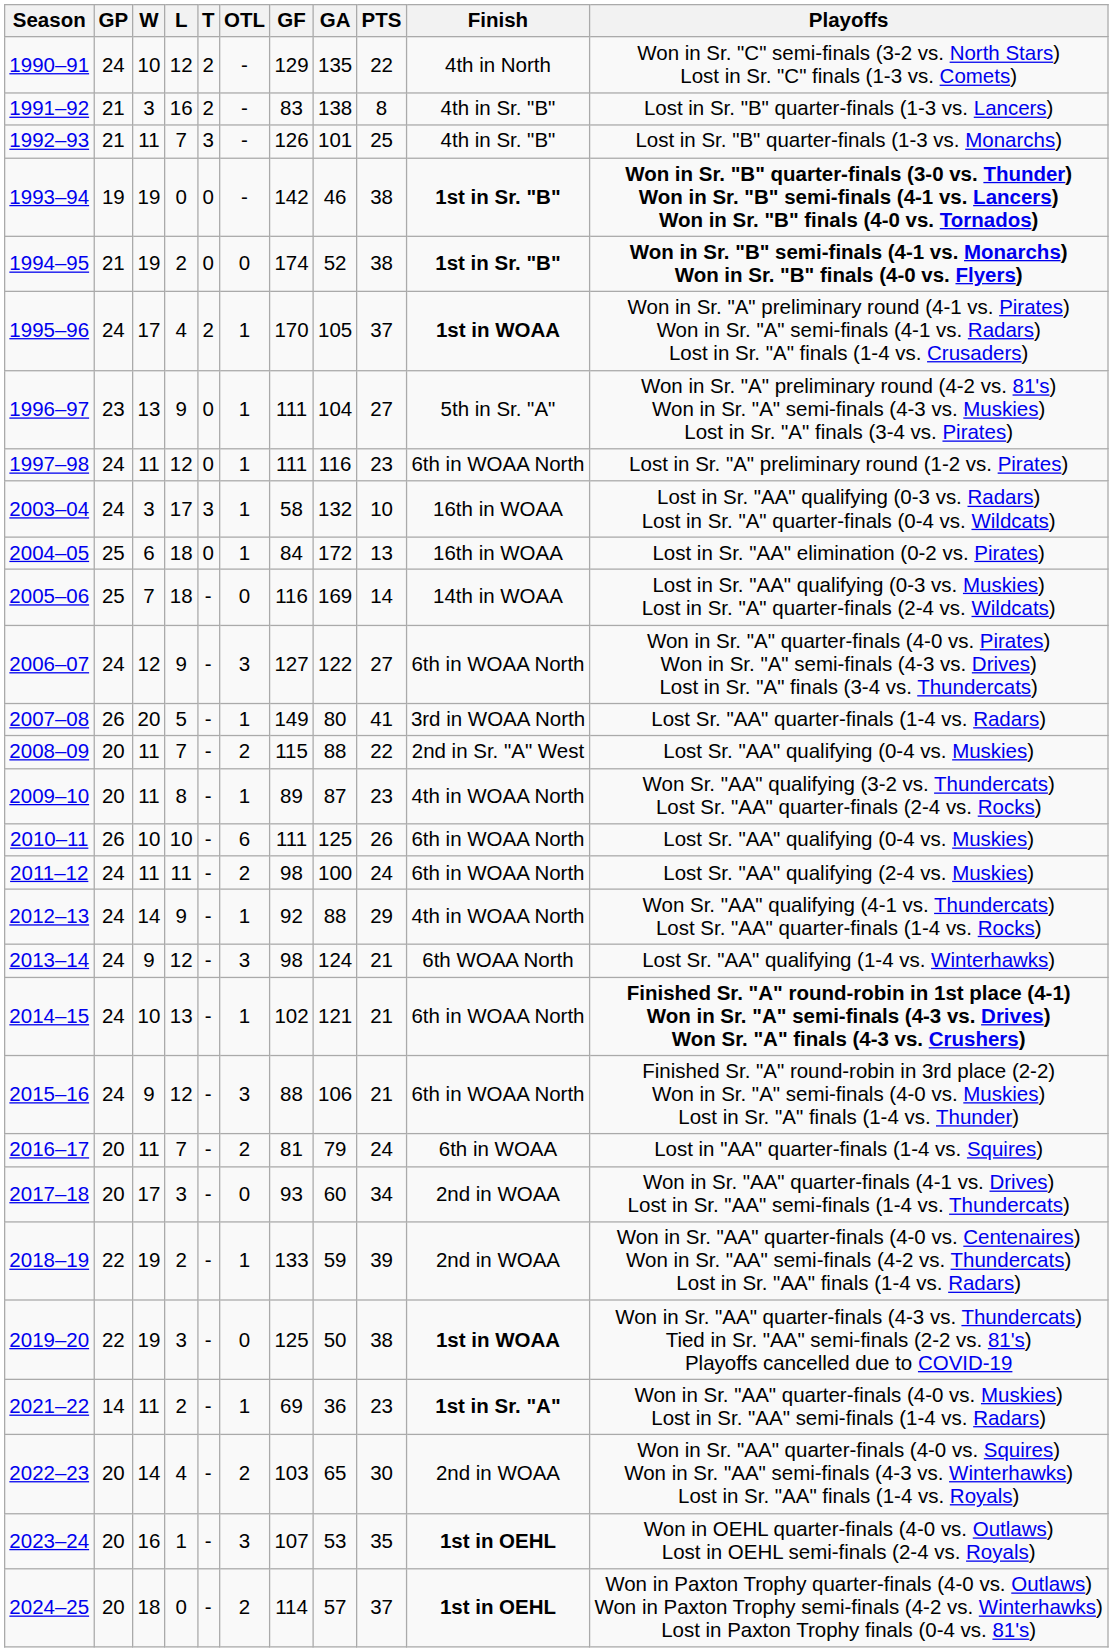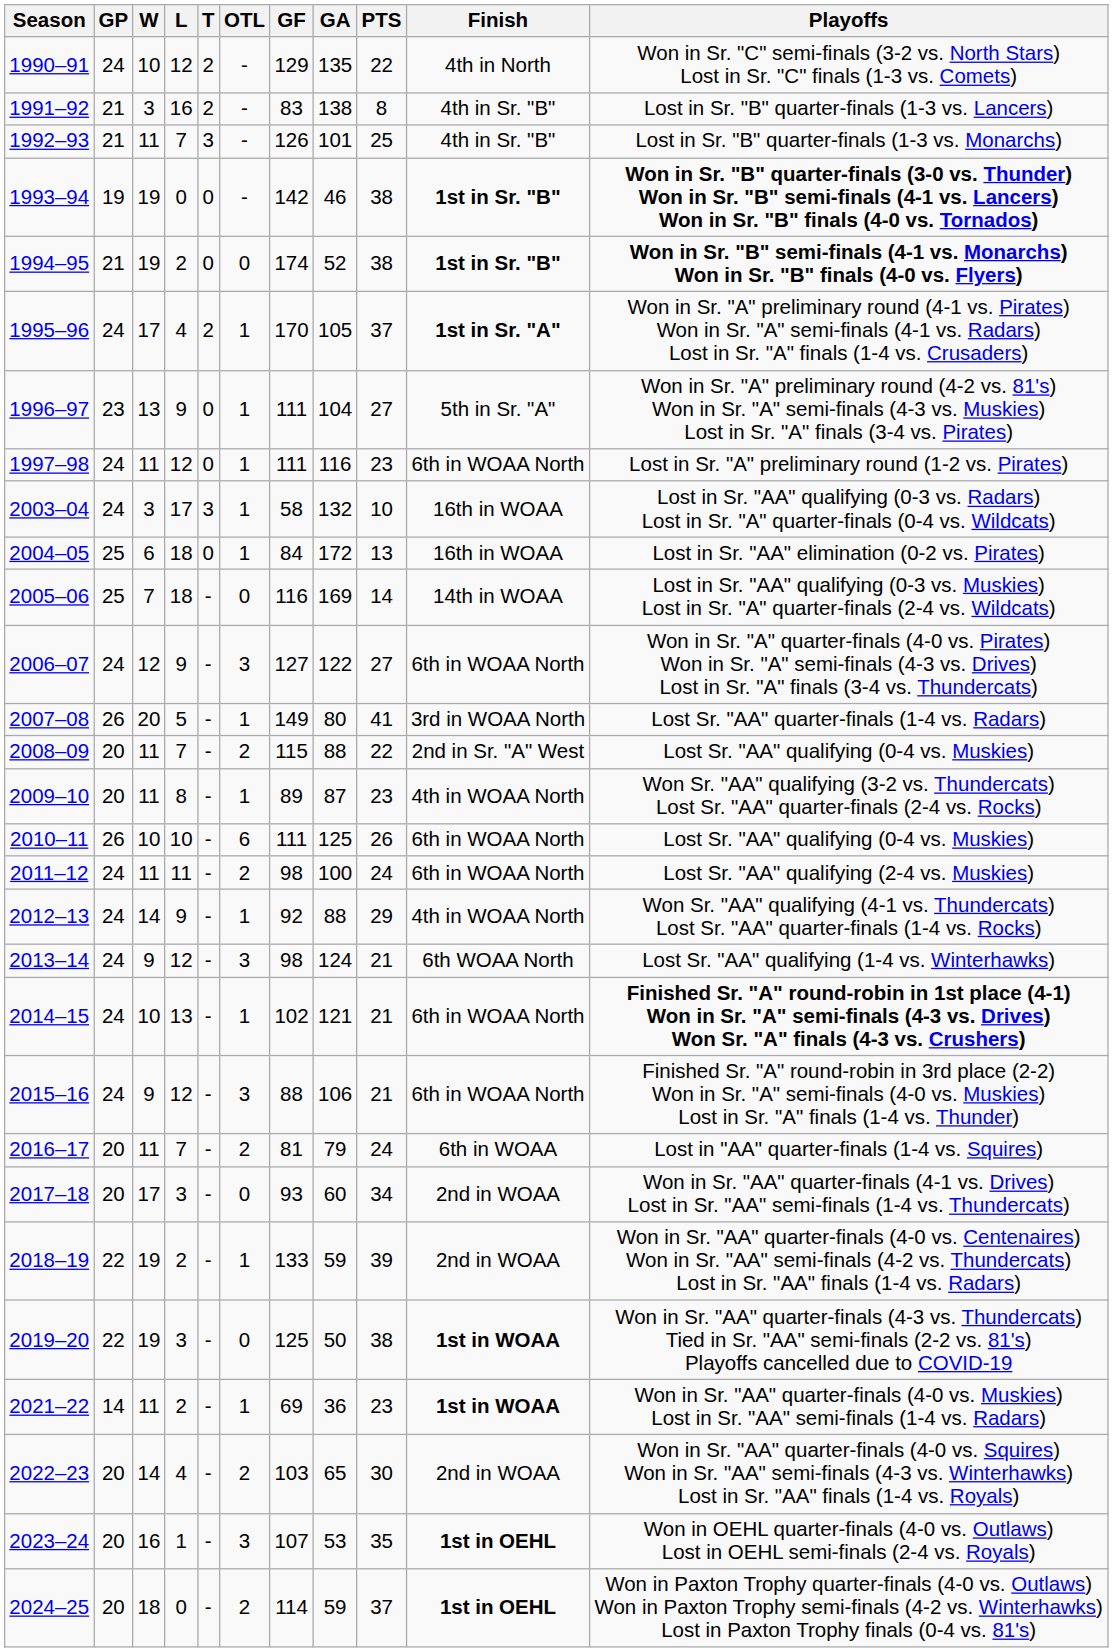(498, 330) 1st in WOAA -> (498, 330) 1st in Sr. "A"
(498, 1406) 1st in Sr. "A" -> (498, 1406) 1st in WOAA
(335, 1607) 57 -> (335, 1607) 59
